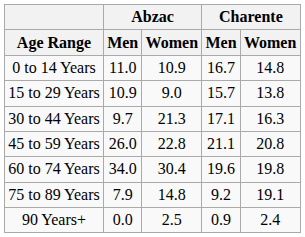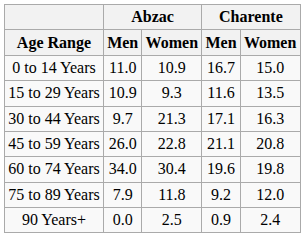(270, 67) 14.8 -> (270, 67) 15.0
(172, 93) 9.0 -> (172, 93) 9.3
(221, 93) 15.7 -> (221, 93) 11.6
(270, 93) 13.8 -> (270, 93) 13.5
(172, 194) 14.8 -> (172, 194) 11.8
(270, 194) 19.1 -> (270, 194) 12.0
